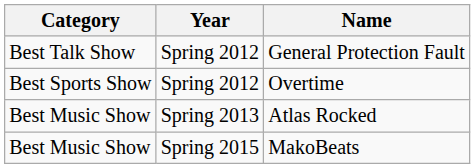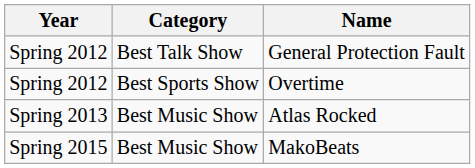columns swapped: (210, 20) <-> (80, 20)
